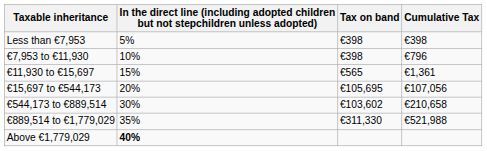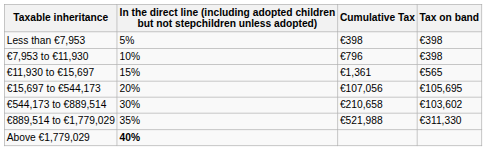columns swapped: (370, 18) <-> (442, 18)
